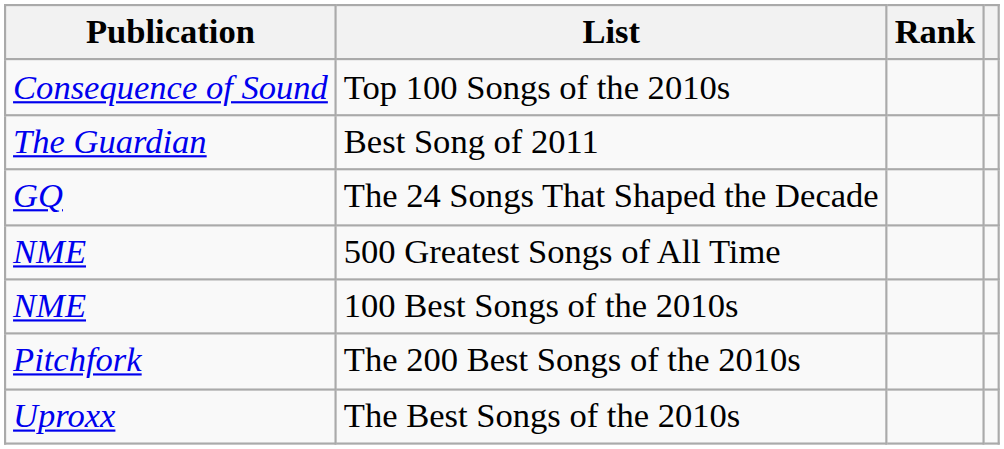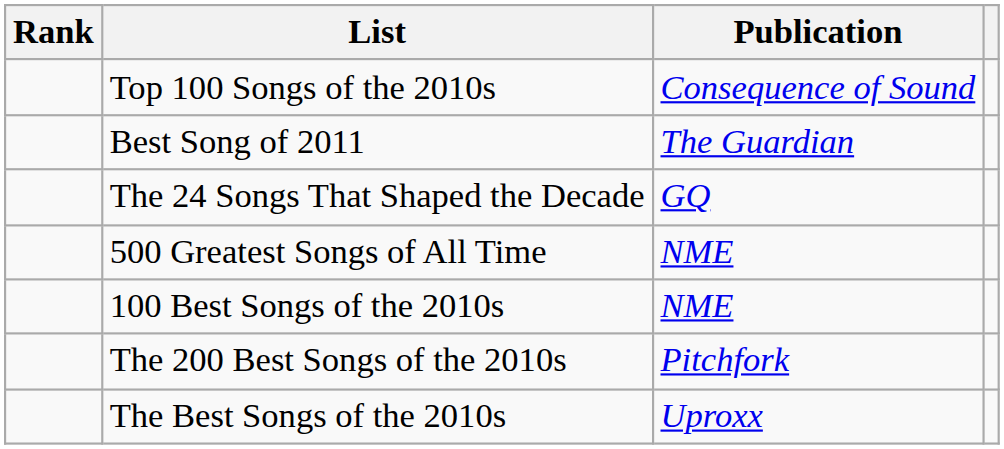columns swapped: (170, 31) <-> (935, 31)
